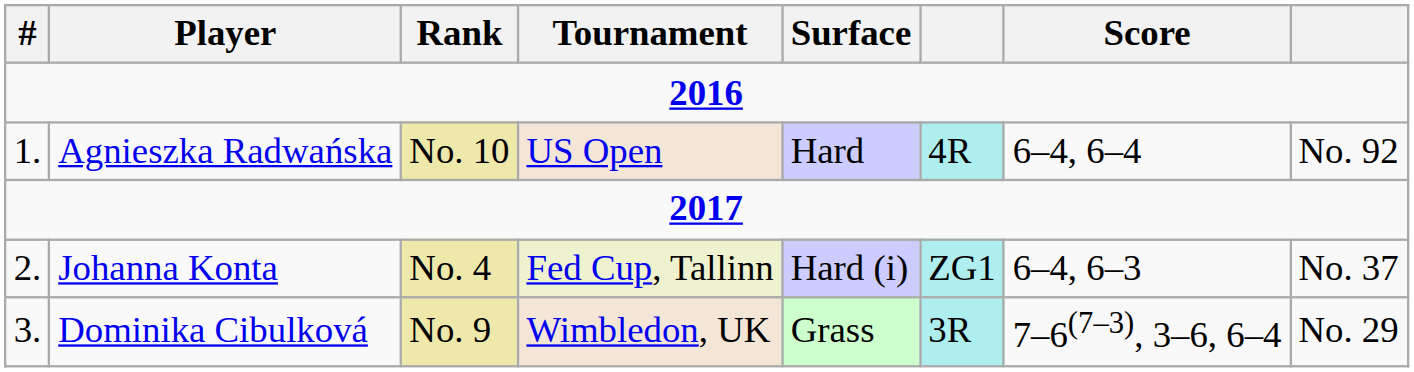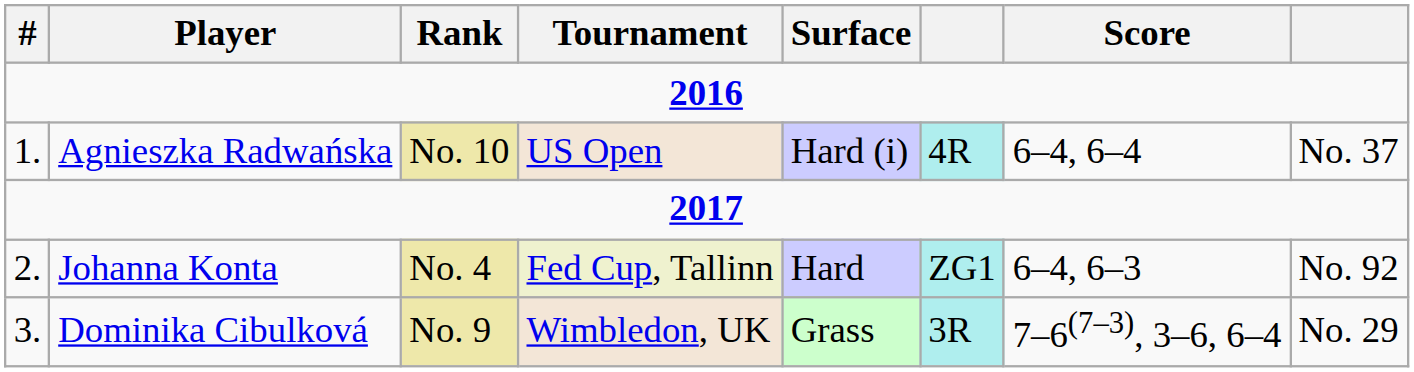(827, 150) Hard -> (849, 150) Hard (i)
(1349, 150) No. 92 -> (1349, 150) No. 37
(849, 267) Hard (i) -> (827, 267) Hard
(1349, 267) No. 37 -> (1349, 267) No. 92
